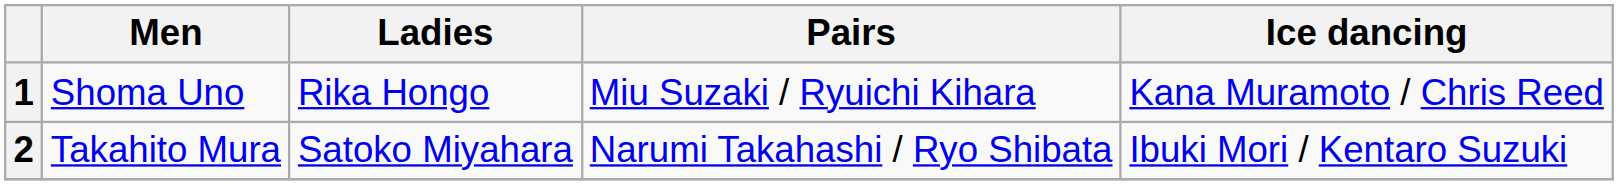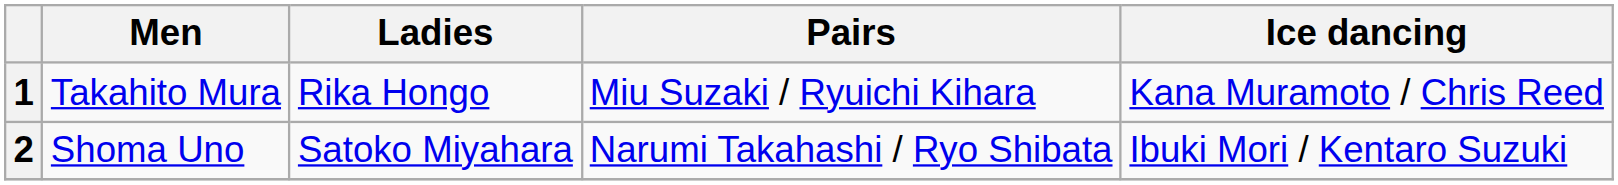(148, 91) Shoma Uno -> (166, 91) Takahito Mura
(166, 149) Takahito Mura -> (148, 149) Shoma Uno
